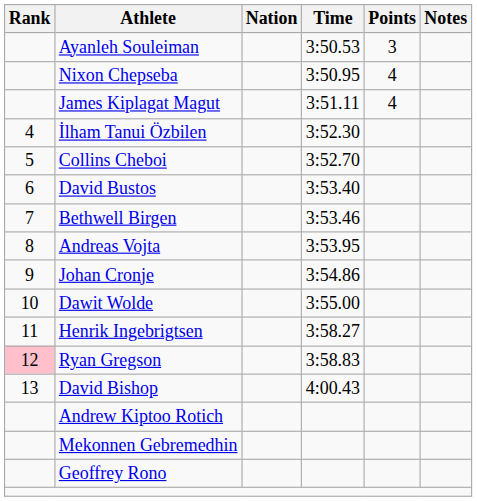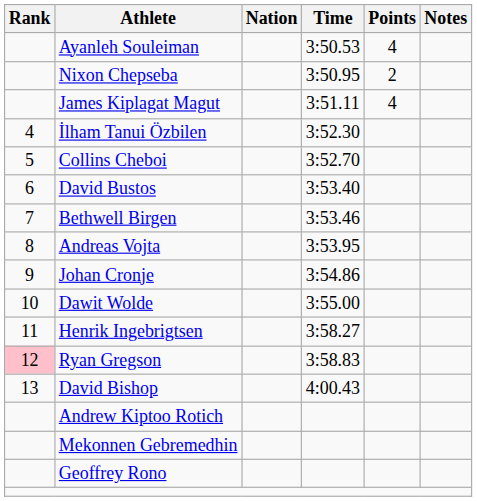(392, 47) 3 -> (392, 47) 4
(392, 75) 4 -> (392, 75) 2
